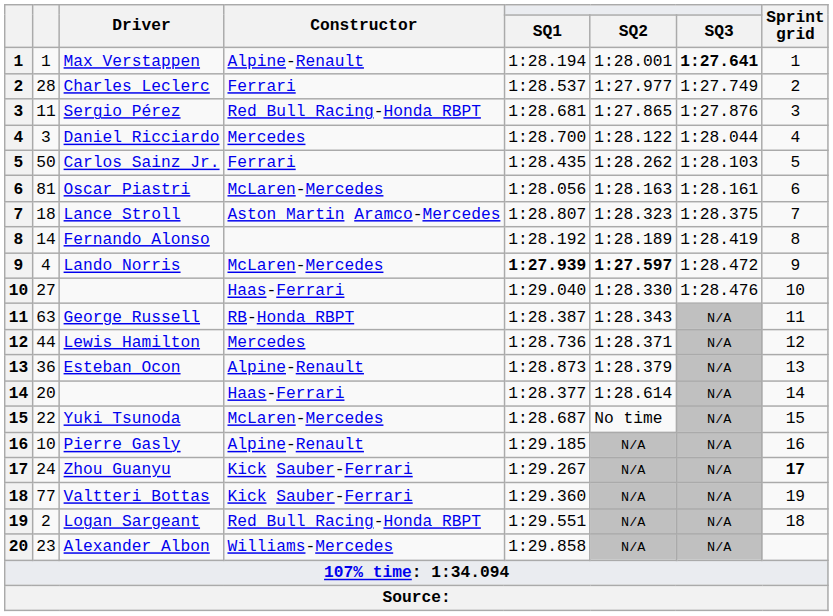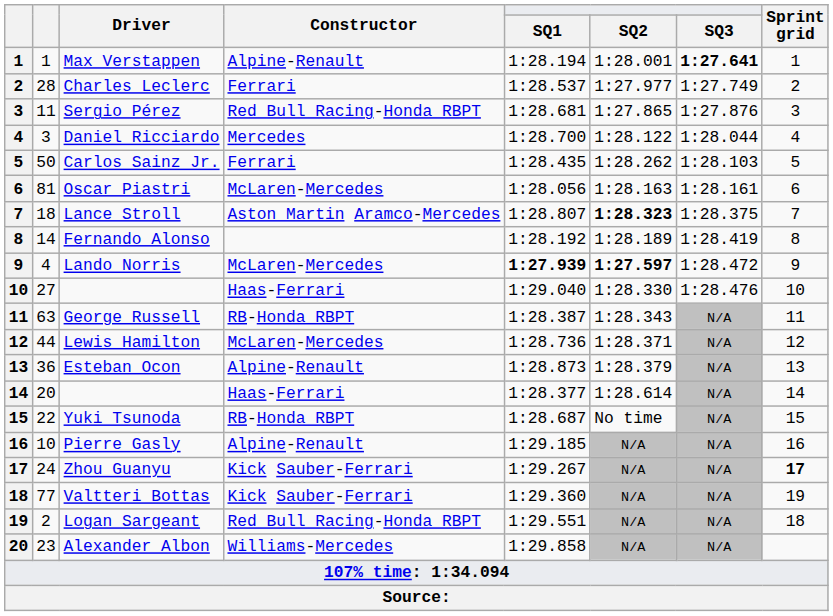(633, 214) normal -> (633, 214) bold
(266, 342) Mercedes -> (305, 342) McLaren-Mercedes
(305, 419) McLaren-Mercedes -> (291, 419) RB-Honda RBPT
